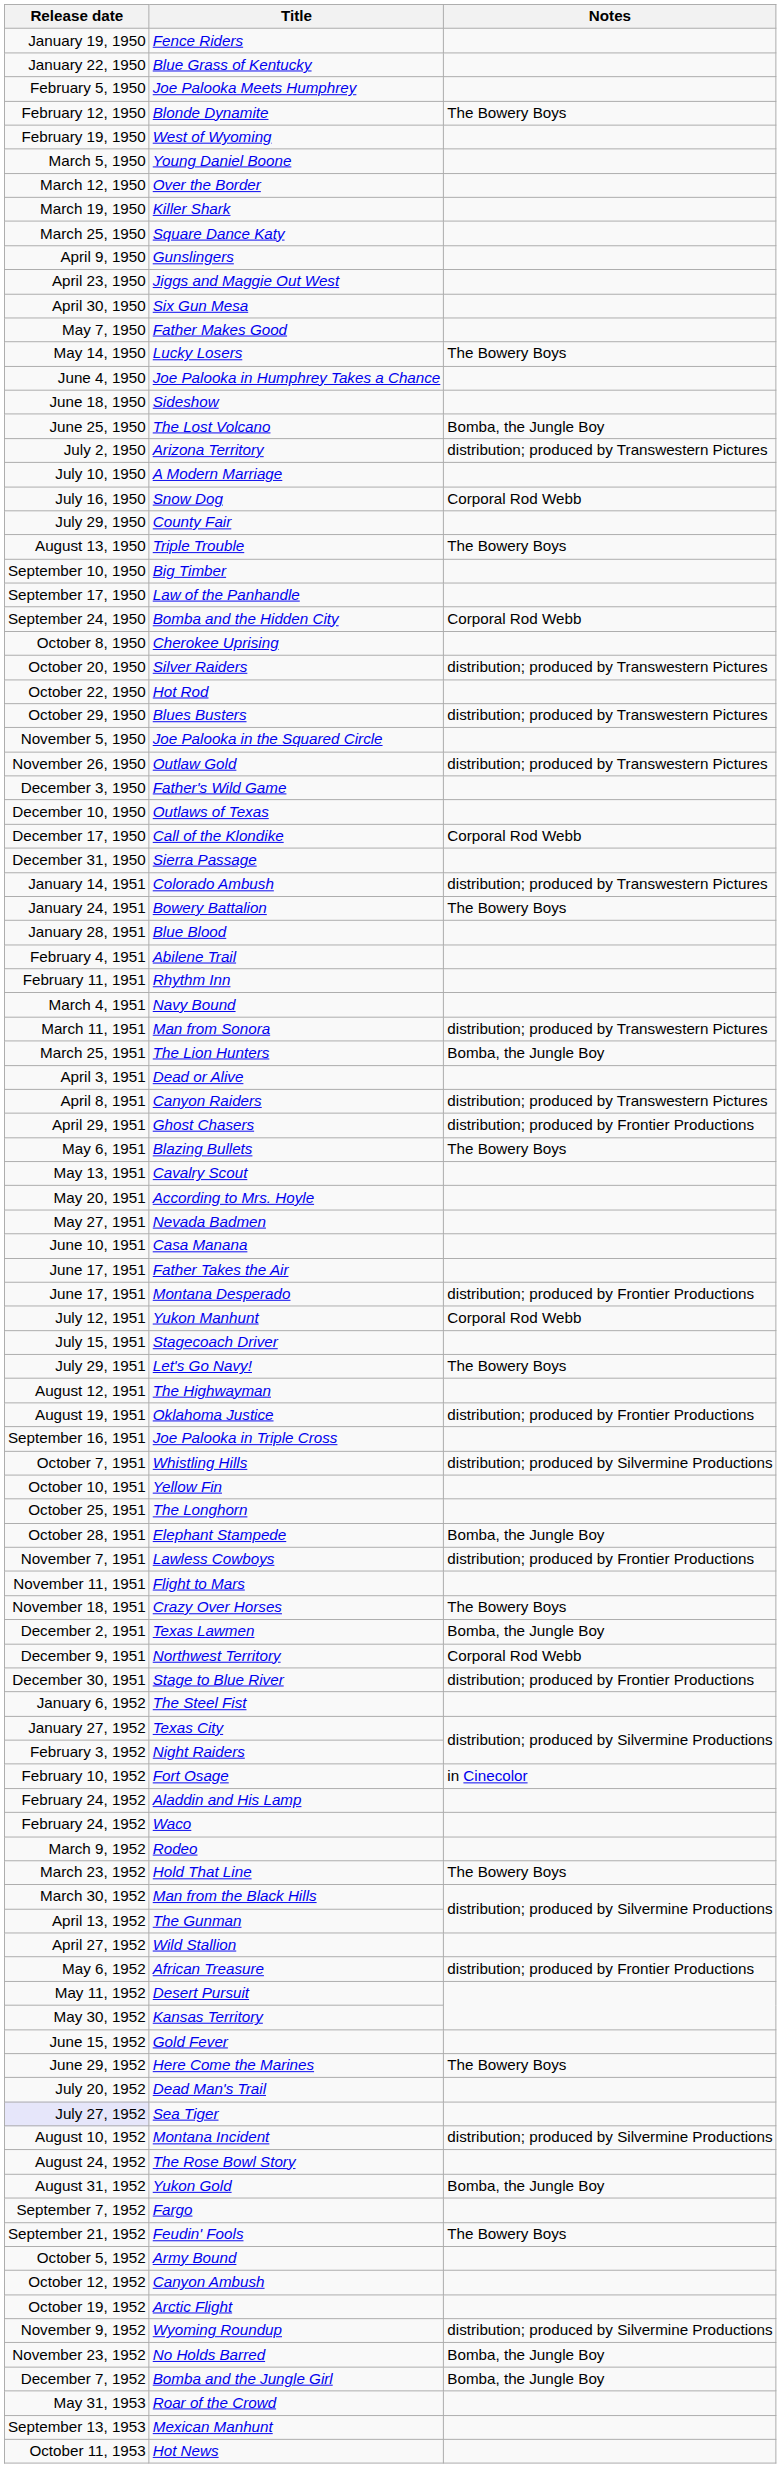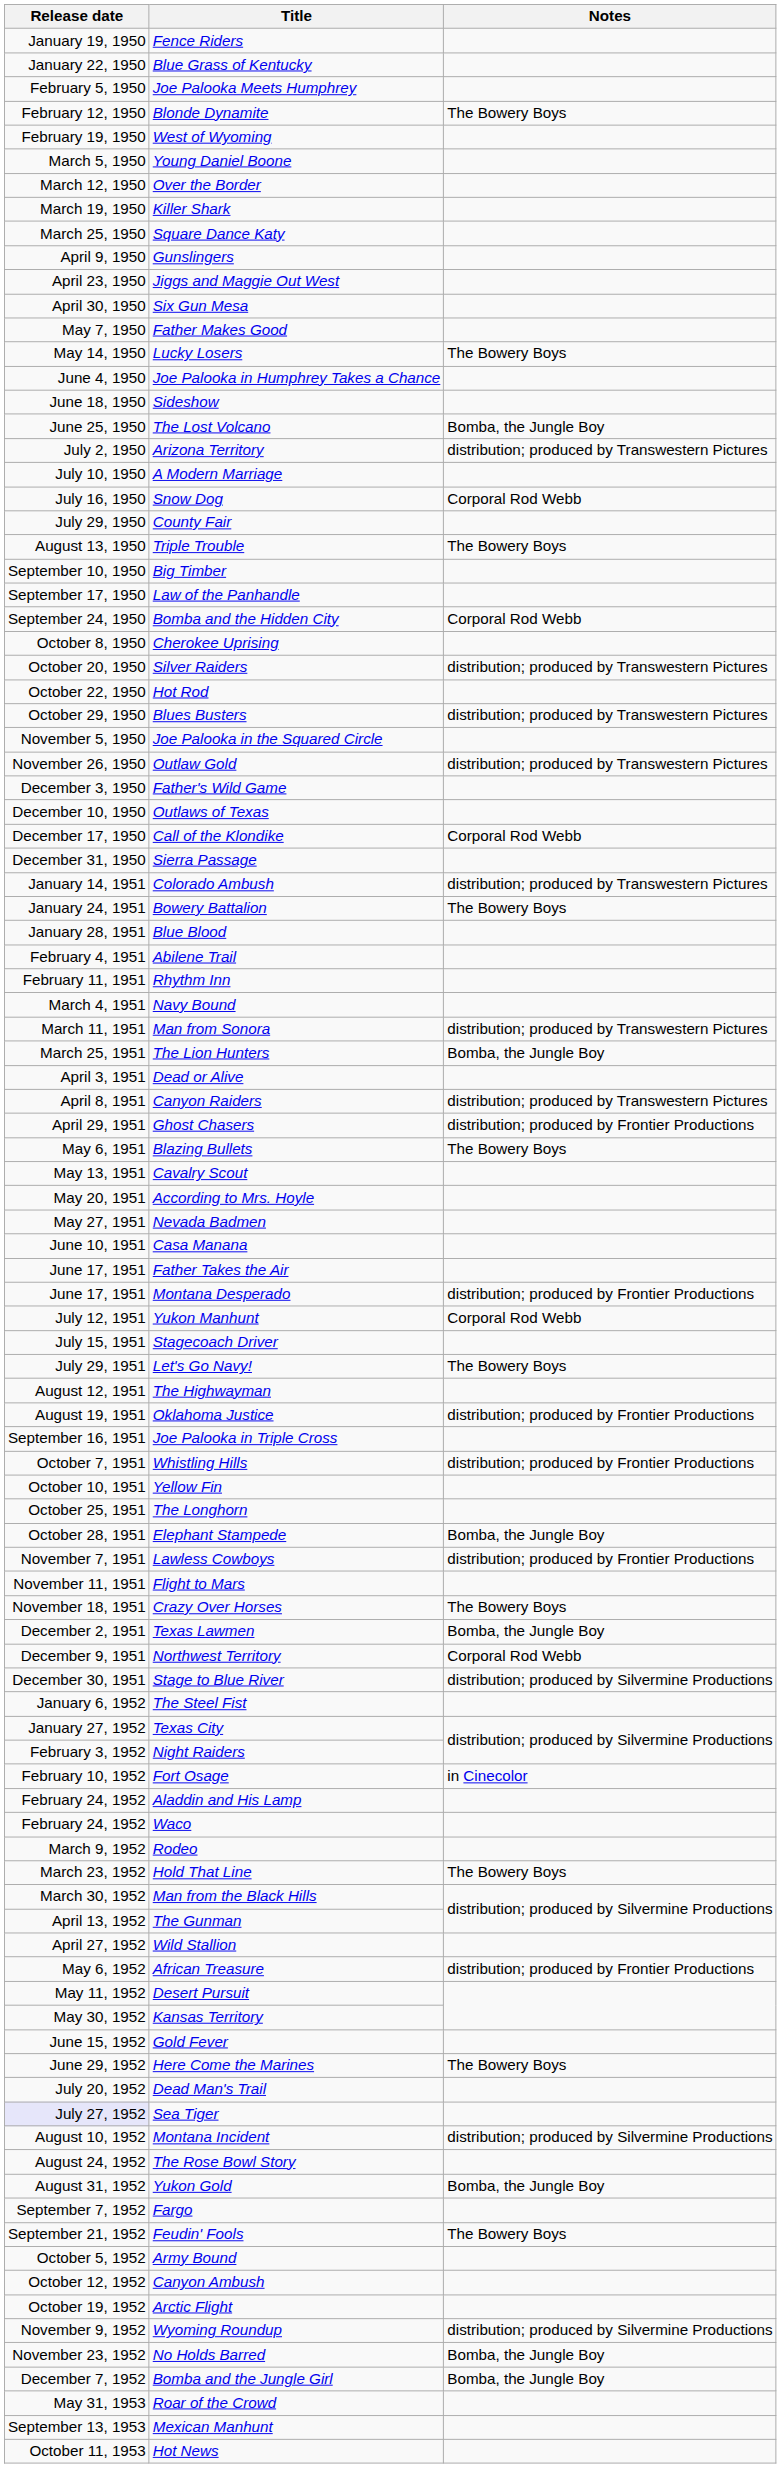(610, 1462) distribution; produced by Silvermine Productions -> (601, 1462) distribution; produced by Frontier Productions
(601, 1679) distribution; produced by Frontier Productions -> (610, 1679) distribution; produced by Silvermine Productions
